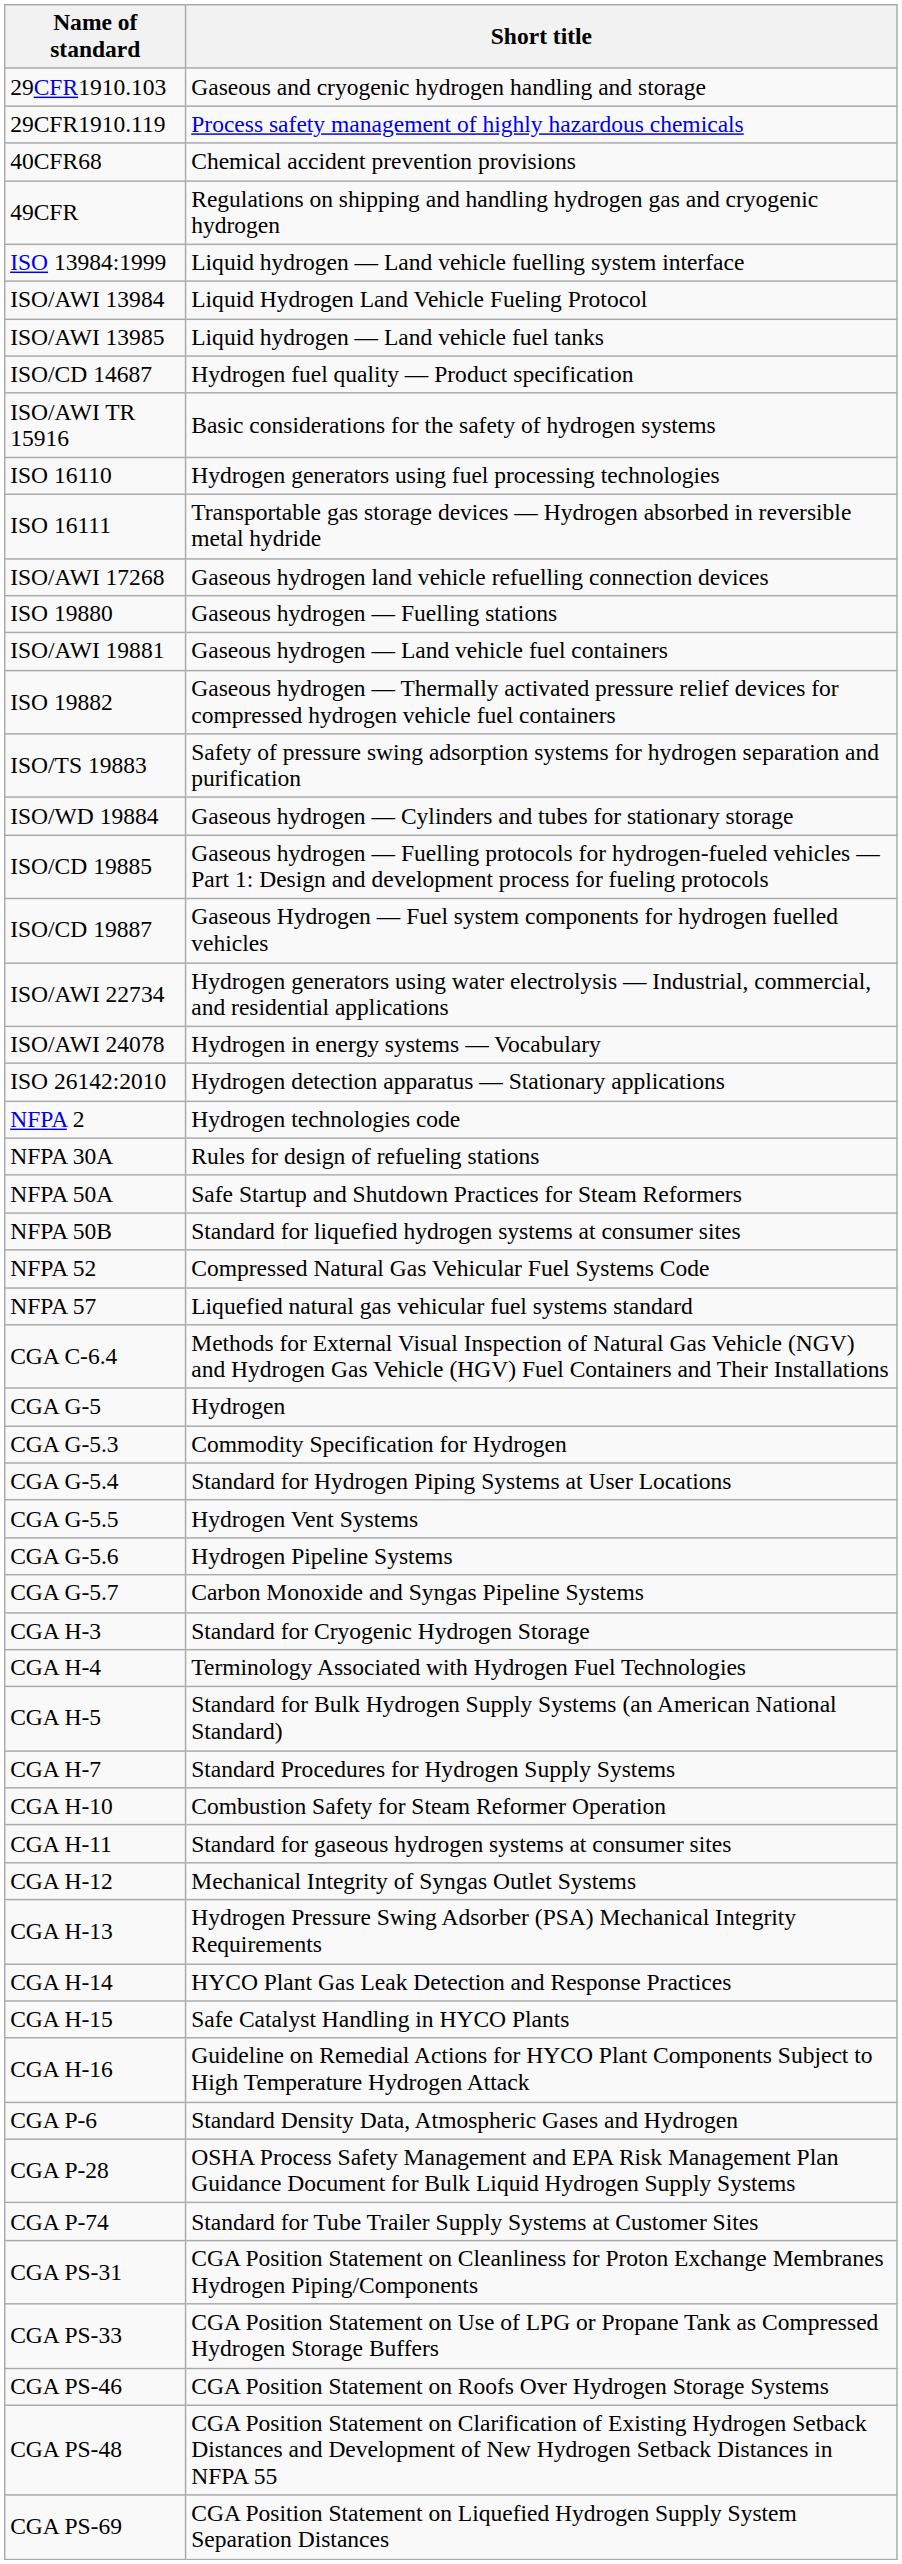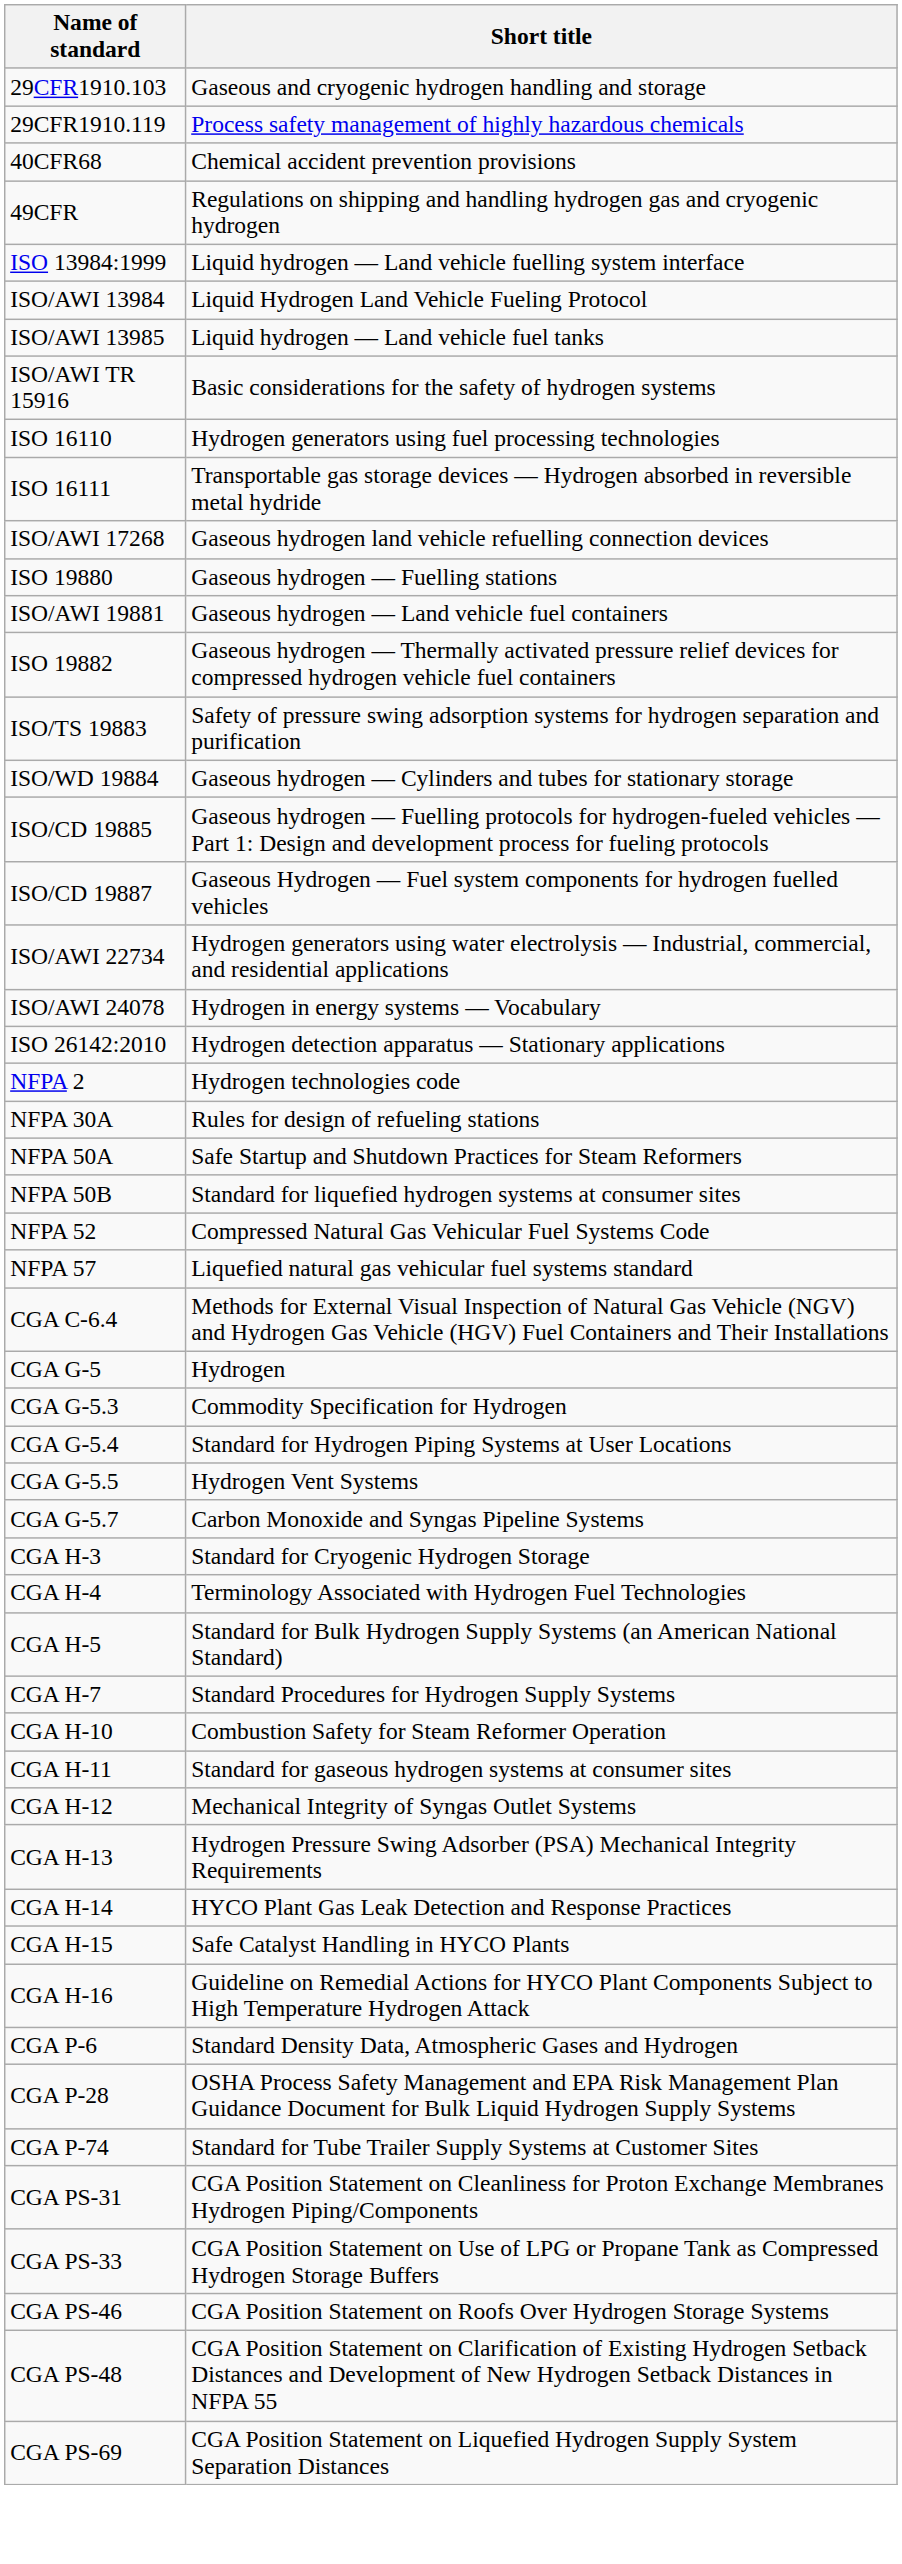- row: (81, 374)
- row: (64, 1555)
